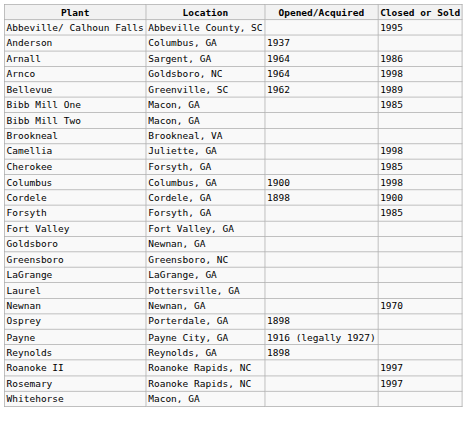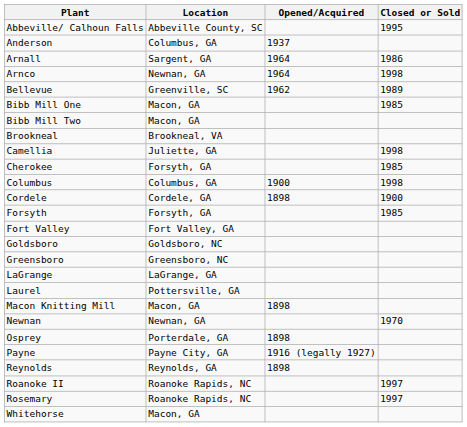(185, 74) Goldsboro, NC -> (177, 74) Newnan, GA
(177, 244) Newnan, GA -> (185, 244) Goldsboro, NC
+ row: (61, 306)
